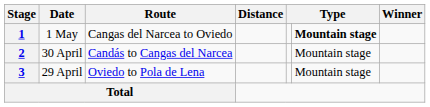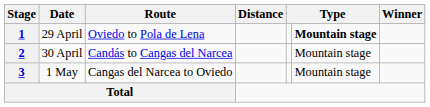(62, 33) 1 May -> (62, 33) 29 April
(160, 33) Cangas del Narcea to Oviedo -> (146, 33) Oviedo to Pola de Lena
(62, 72) 29 April -> (62, 72) 1 May
(146, 72) Oviedo to Pola de Lena -> (160, 72) Cangas del Narcea to Oviedo
